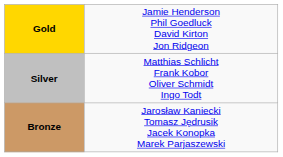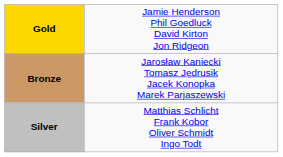rows swapped: (44, 78) <-> (44, 127)
